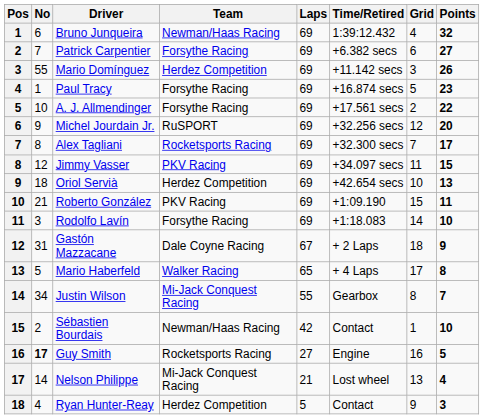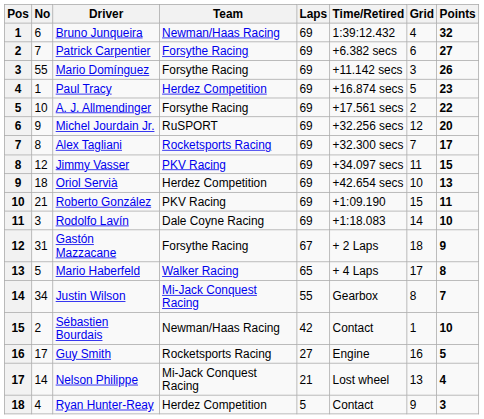(214, 70) Herdez Competition -> (205, 70) Forsythe Racing
(205, 89) Forsythe Racing -> (214, 89) Herdez Competition
(205, 220) Forsythe Racing -> (213, 220) Dale Coyne Racing
(213, 246) Dale Coyne Racing -> (205, 246) Forsythe Racing
(41, 354) bold -> (41, 354) normal
